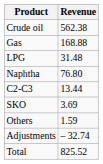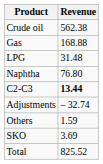(71, 89) normal -> (71, 89) bold
rows swapped: (16, 105) <-> (31, 136)
